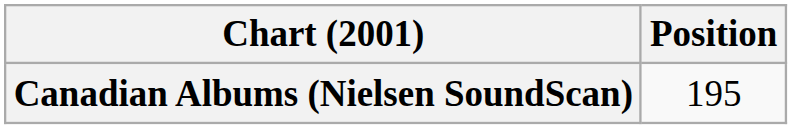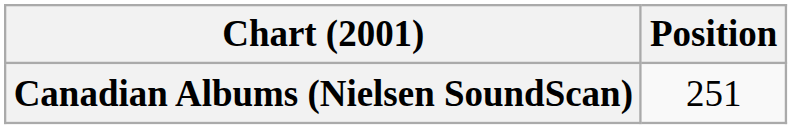(714, 92) 195 -> (714, 92) 251
